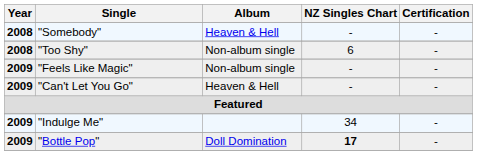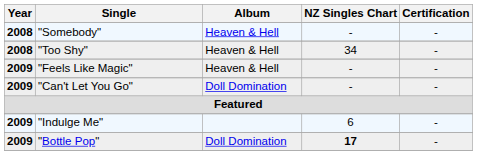(250, 50) Non-album single -> (242, 50) Heaven & Hell
(351, 50) 6 -> (351, 50) 34
(250, 68) Non-album single -> (242, 68) Heaven & Hell
(242, 86) Heaven & Hell -> (246, 86) Doll Domination
(351, 123) 34 -> (351, 123) 6
